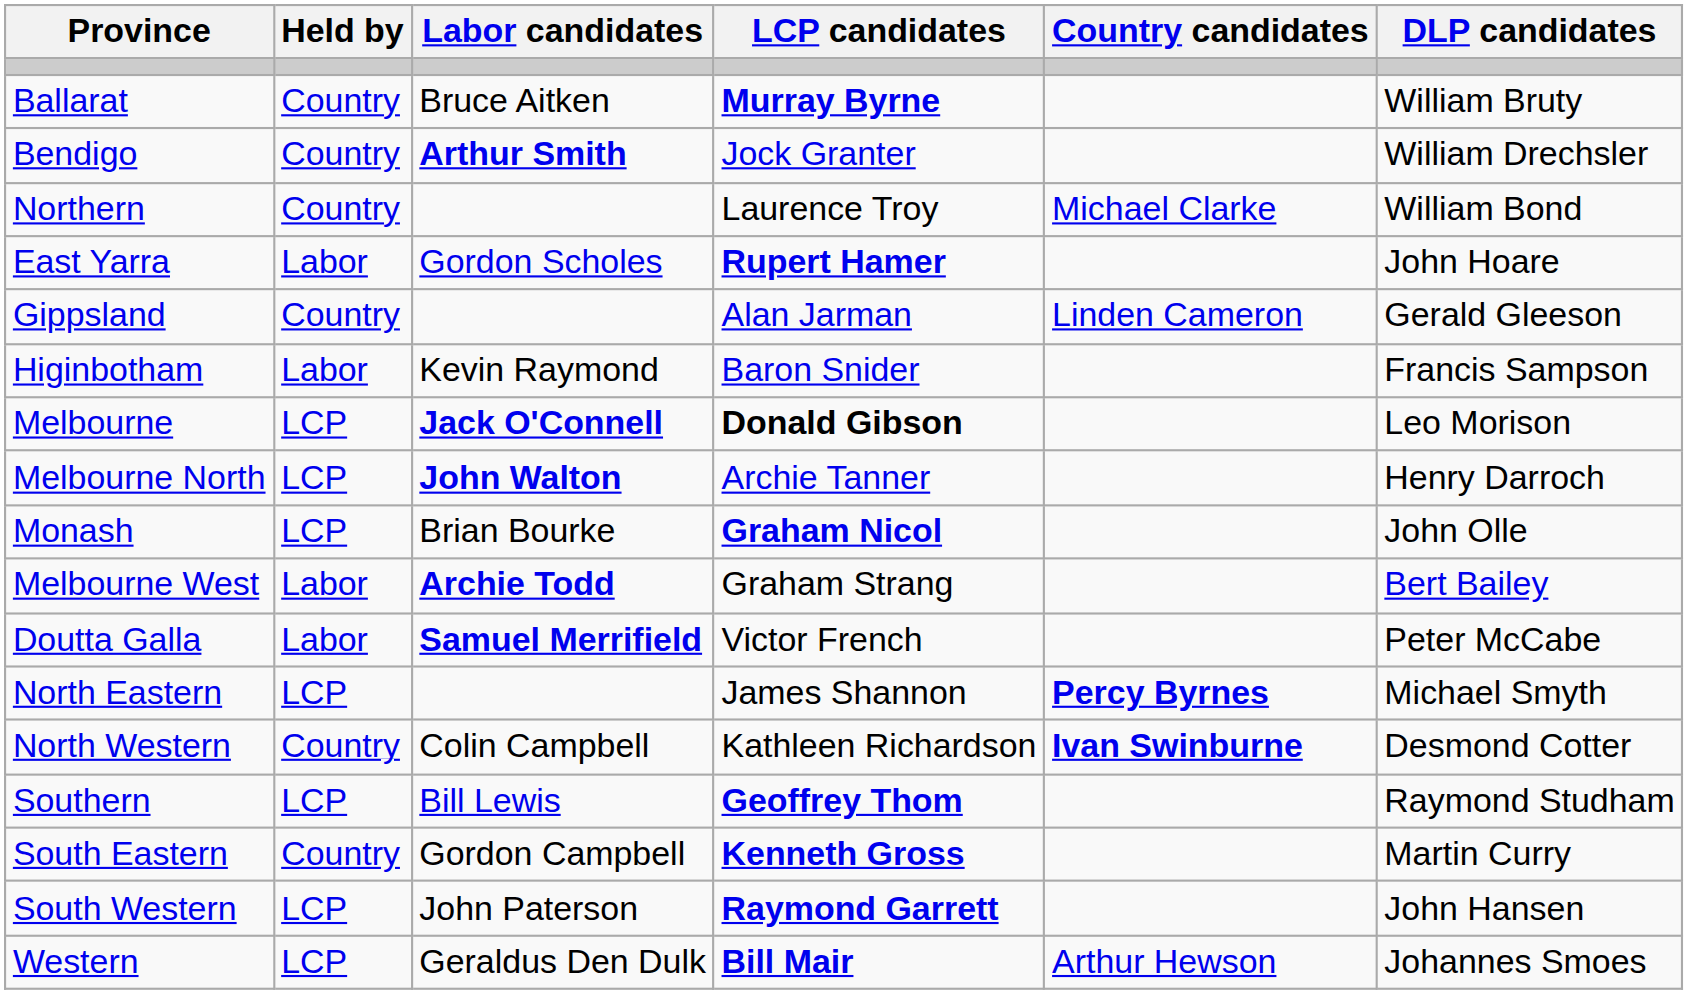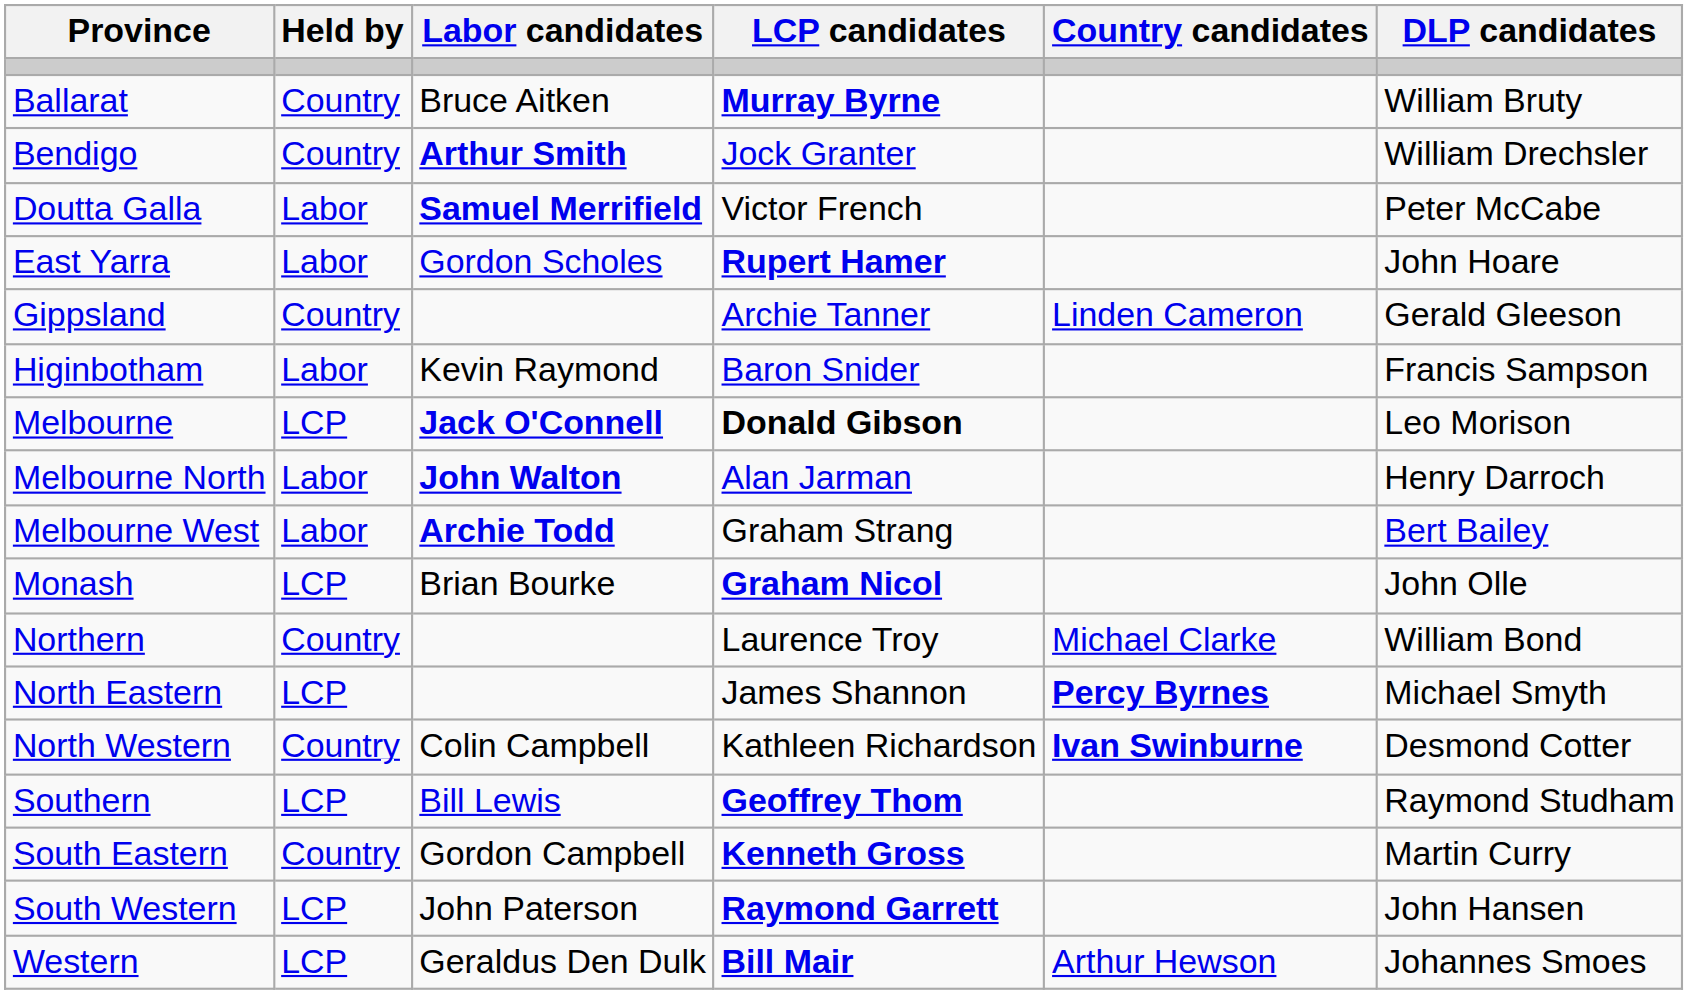rows swapped: (107, 638) <-> (79, 208)
(817, 316) Alan Jarman -> (826, 316) Archie Tanner
(314, 477) LCP -> (325, 477) Labor
(826, 477) Archie Tanner -> (817, 477) Alan Jarman
rows swapped: (136, 584) <-> (73, 531)
